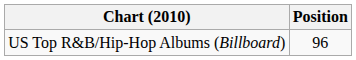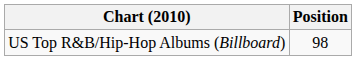(320, 42) 96 -> (320, 42) 98
